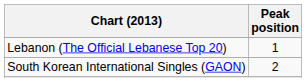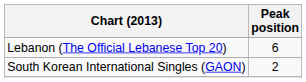(275, 47) 1 -> (275, 47) 6
